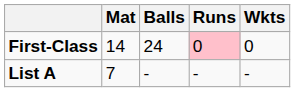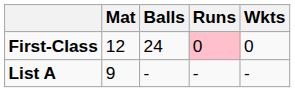(115, 45) 14 -> (115, 45) 12
(111, 73) 7 -> (111, 73) 9
